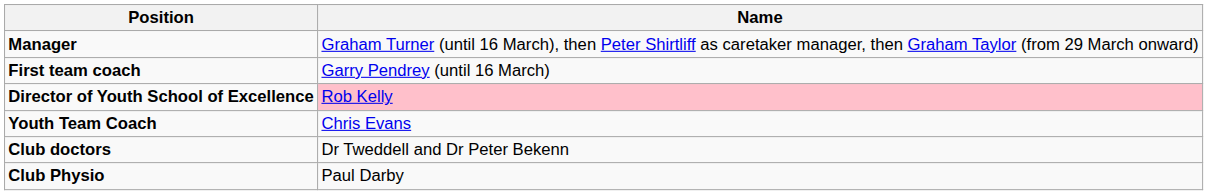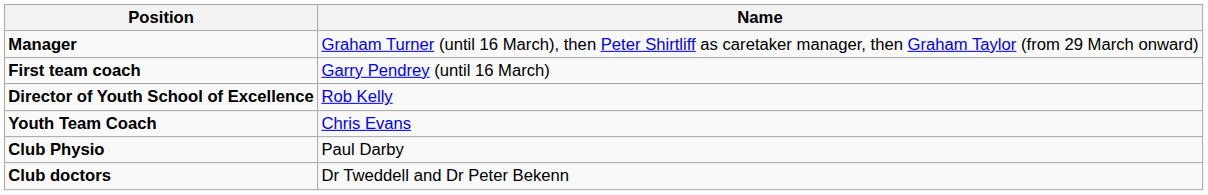(357, 96) pink background -> (357, 96) no background
rows swapped: (60, 149) <-> (56, 176)
